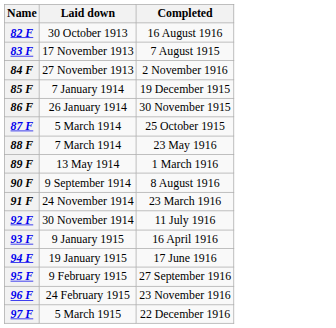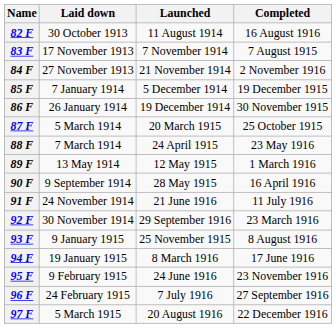+ column: (185, 13)
(185, 182) 8 August 1916 -> (283, 182) 16 April 1916
(185, 201) 23 March 1916 -> (283, 201) 11 July 1916
(185, 220) 11 July 1916 -> (283, 220) 23 March 1916
(185, 239) 16 April 1916 -> (283, 239) 8 August 1916
(185, 276) 27 September 1916 -> (283, 276) 23 November 1916
(185, 295) 23 November 1916 -> (283, 295) 27 September 1916
